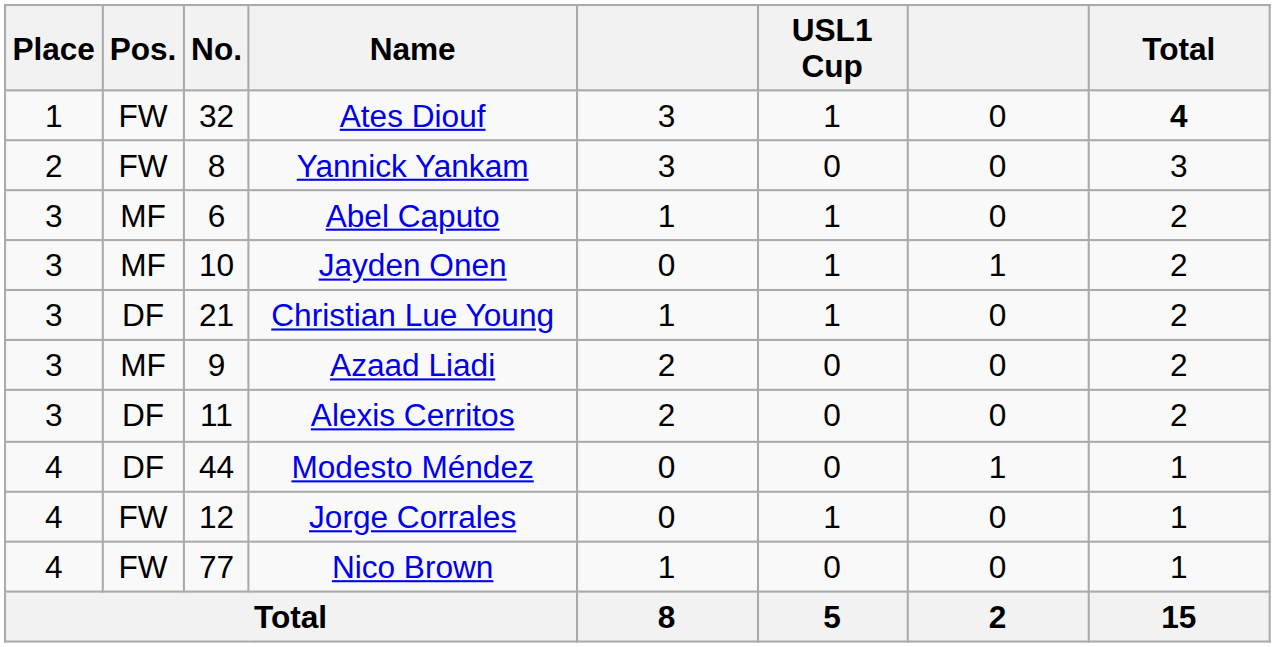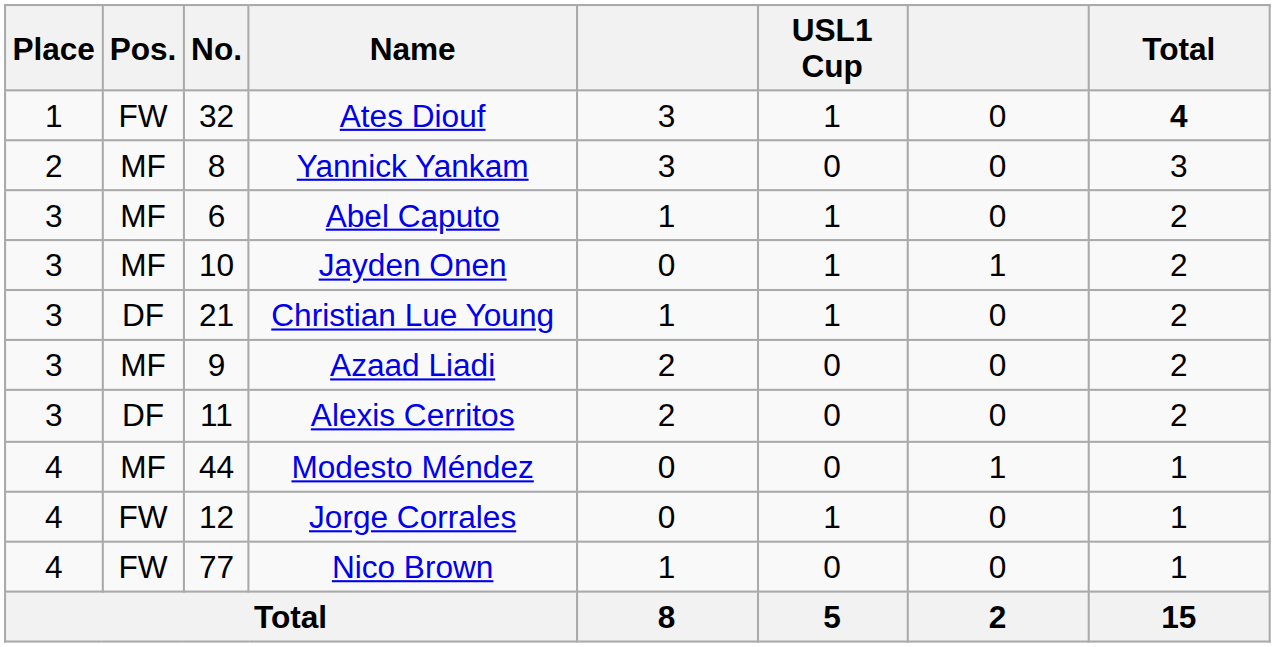(143, 166) FW -> (143, 166) MF
(143, 466) DF -> (143, 466) MF
